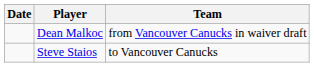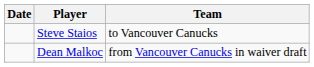rows swapped: (70, 33) <-> (67, 52)
